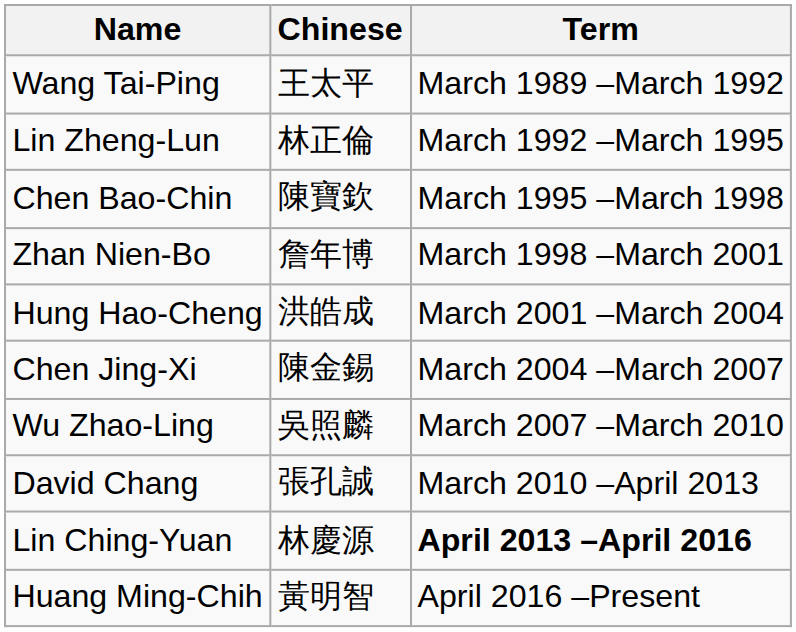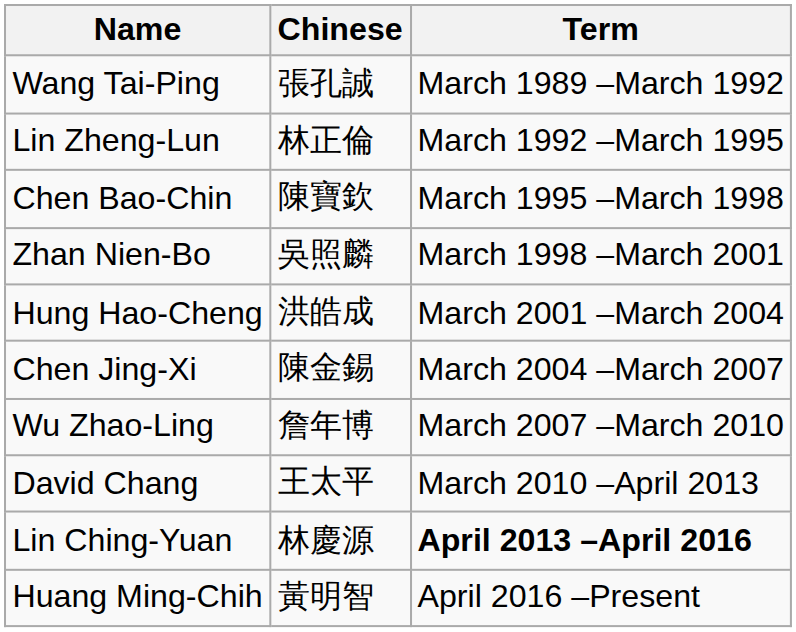(326, 83) 王太平 -> (326, 83) 張孔誠
(326, 254) 詹年博 -> (326, 254) 吳照麟
(326, 425) 吳照麟 -> (326, 425) 詹年博
(326, 482) 張孔誠 -> (326, 482) 王太平
